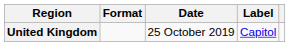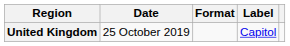columns swapped: (191, 13) <-> (122, 13)
